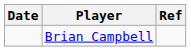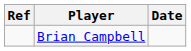columns swapped: (23, 15) <-> (171, 15)
